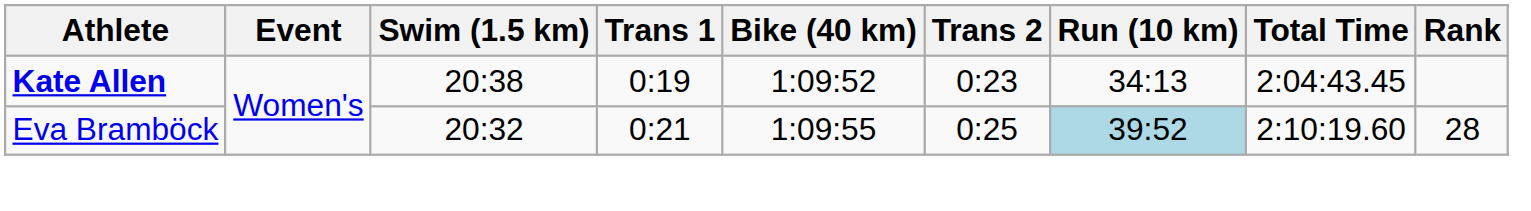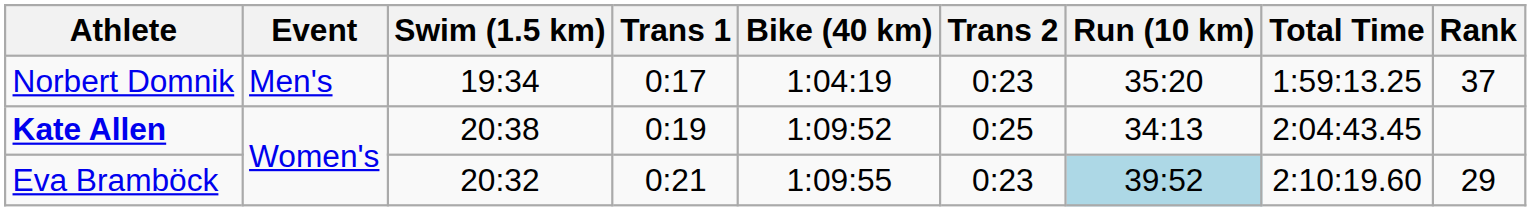+ row: (123, 81)
(987, 81) 0:23 -> (1003, 131) 0:25
(987, 131) 0:25 -> (1003, 181) 0:23
(1462, 131) 28 -> (1478, 181) 29
